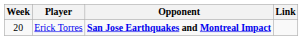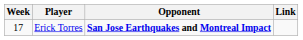(18, 27) 20 -> (18, 27) 17
